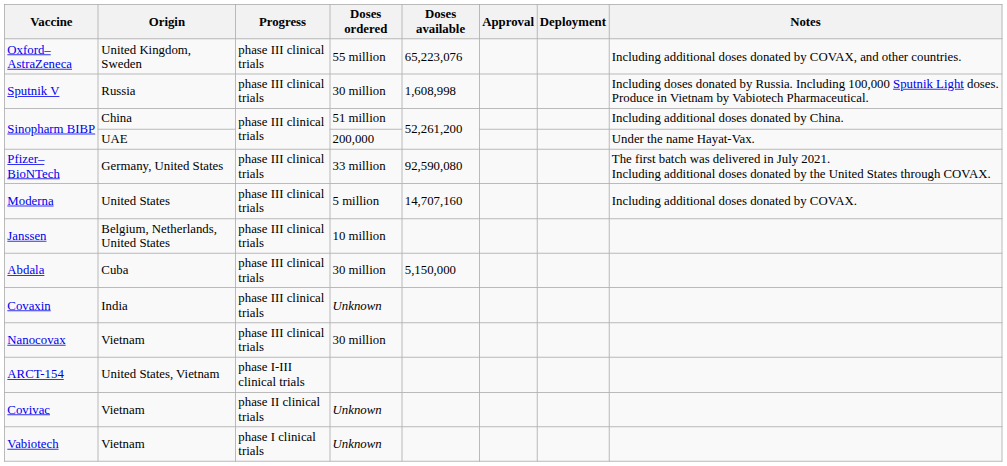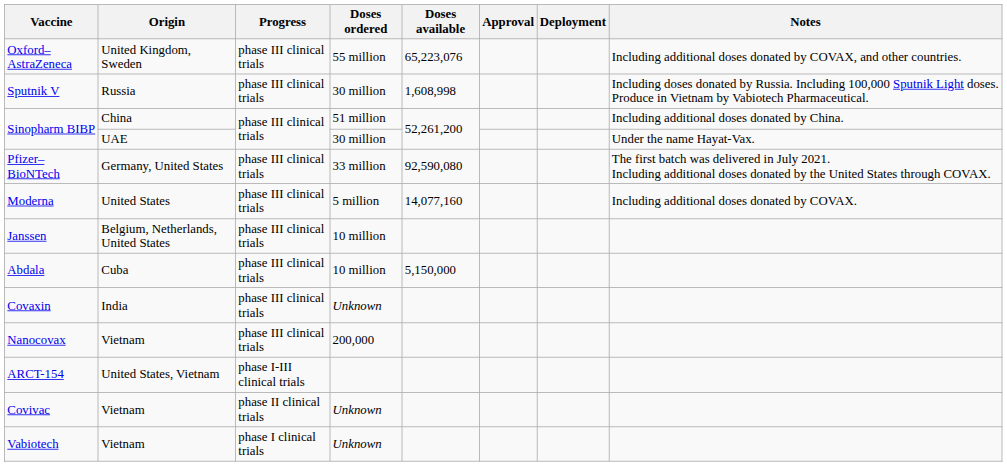(353, 139) 200,000 -> (359, 139) 30 million
(434, 201) 14,707,160 -> (434, 201) 14,077,160
(359, 270) 30 million -> (359, 270) 10 million
(359, 340) 30 million -> (353, 340) 200,000
